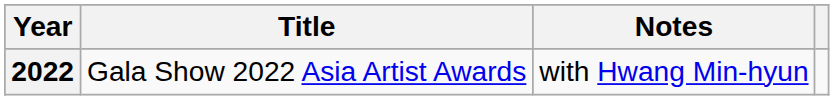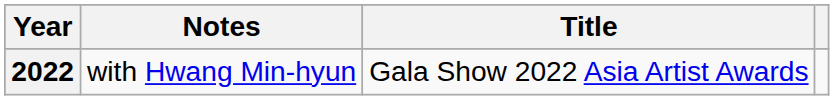columns swapped: (307, 26) <-> (674, 26)
